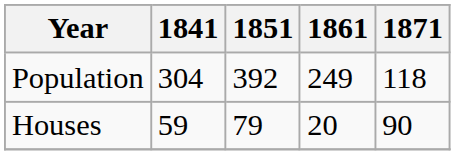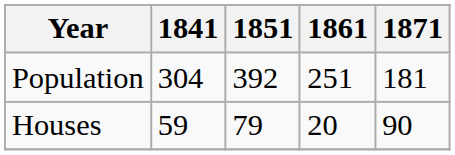(330, 76) 249 -> (330, 76) 251
(404, 76) 118 -> (405, 76) 181
